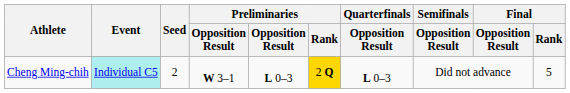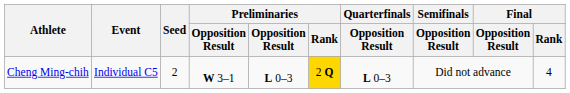(126, 72) paleturquoise background -> (126, 72) no background
(549, 72) 5 -> (549, 72) 4
